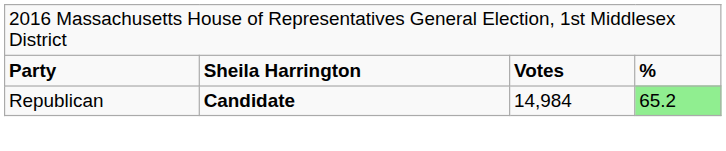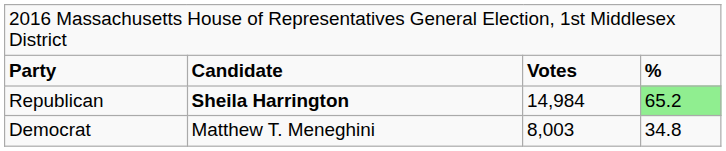(282, 70) Sheila Harrington -> (237, 70) Candidate
(249, 100) Candidate -> (270, 100) Sheila Harrington
+ row: (50, 130)
